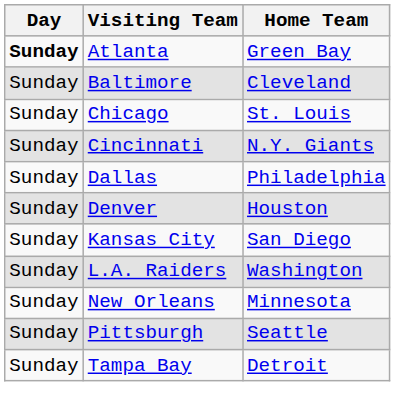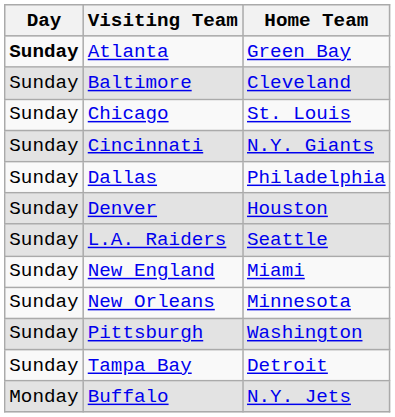- row: (151, 240)
(305, 271) Washington -> (287, 240) Seattle
+ row: (151, 271)
(287, 334) Seattle -> (305, 334) Washington
+ row: (128, 397)
